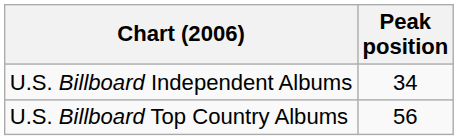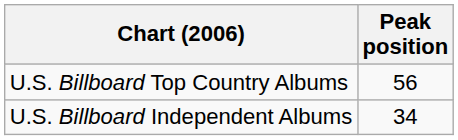rows swapped: (179, 116) <-> (181, 81)
